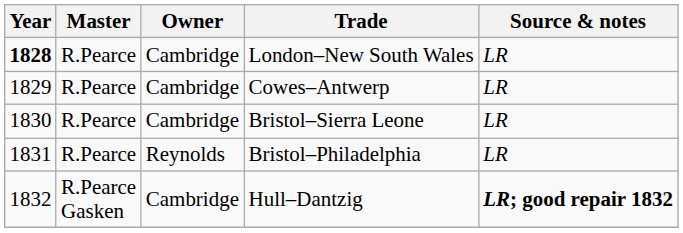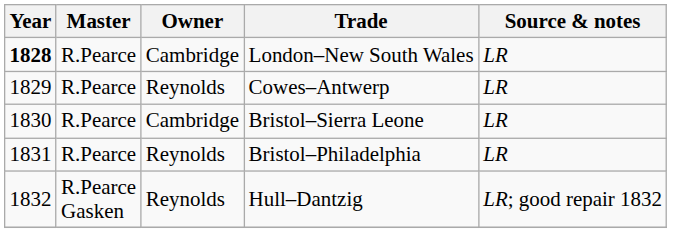(192, 87) Cambridge -> (185, 87) Reynolds
(192, 199) Cambridge -> (185, 199) Reynolds
(578, 199) bold -> (573, 199) normal
